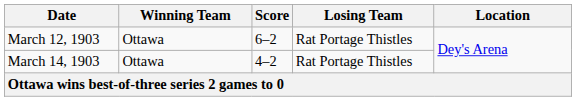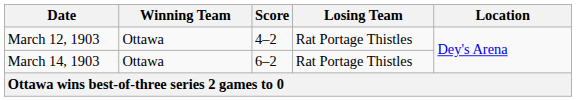(266, 38) 6–2 -> (266, 38) 4–2
(266, 61) 4–2 -> (266, 61) 6–2
